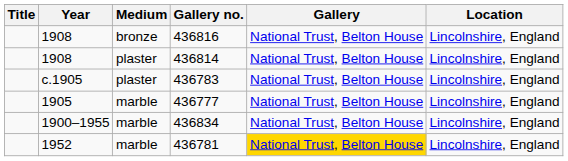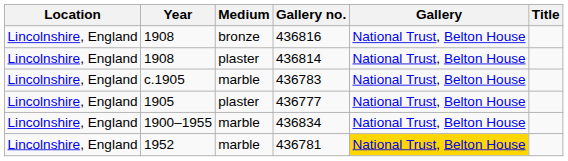columns swapped: (21, 15) <-> (495, 15)
(136, 79) plaster -> (239, 79) marble
(137, 101) marble -> (239, 101) plaster
